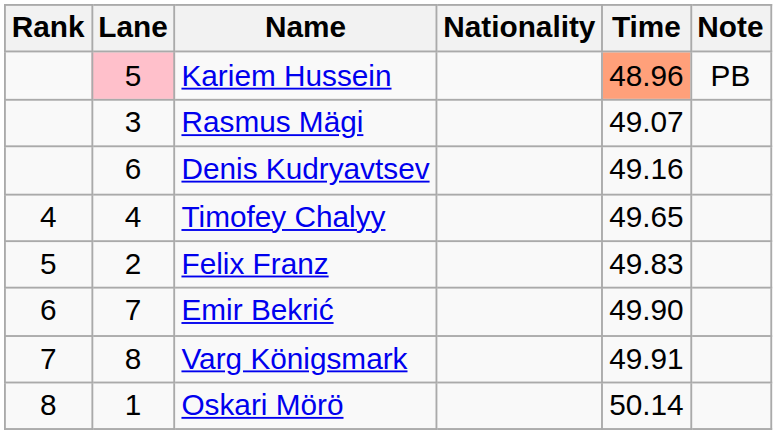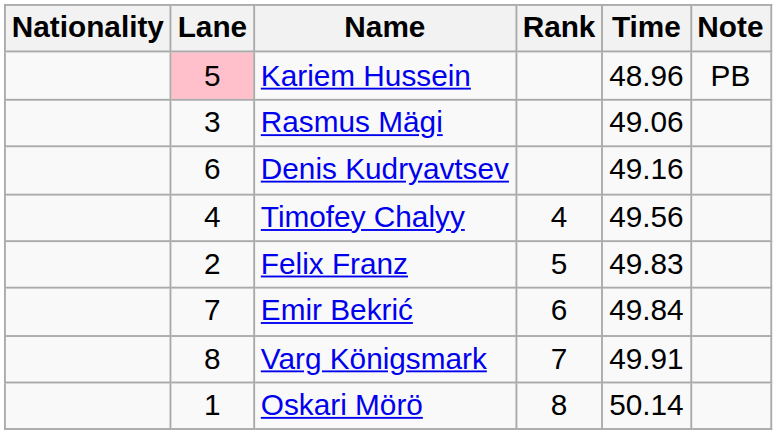columns swapped: (48, 28) <-> (519, 28)
(646, 75) lightsalmon background -> (646, 75) no background
(646, 122) 49.07 -> (646, 122) 49.06
(646, 216) 49.65 -> (646, 216) 49.56
(646, 311) 49.90 -> (646, 311) 49.84
